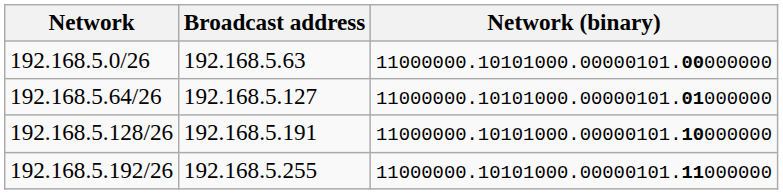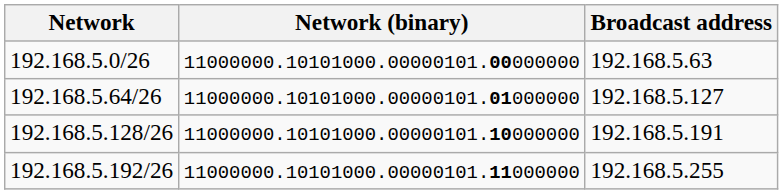columns swapped: (574, 22) <-> (275, 22)
